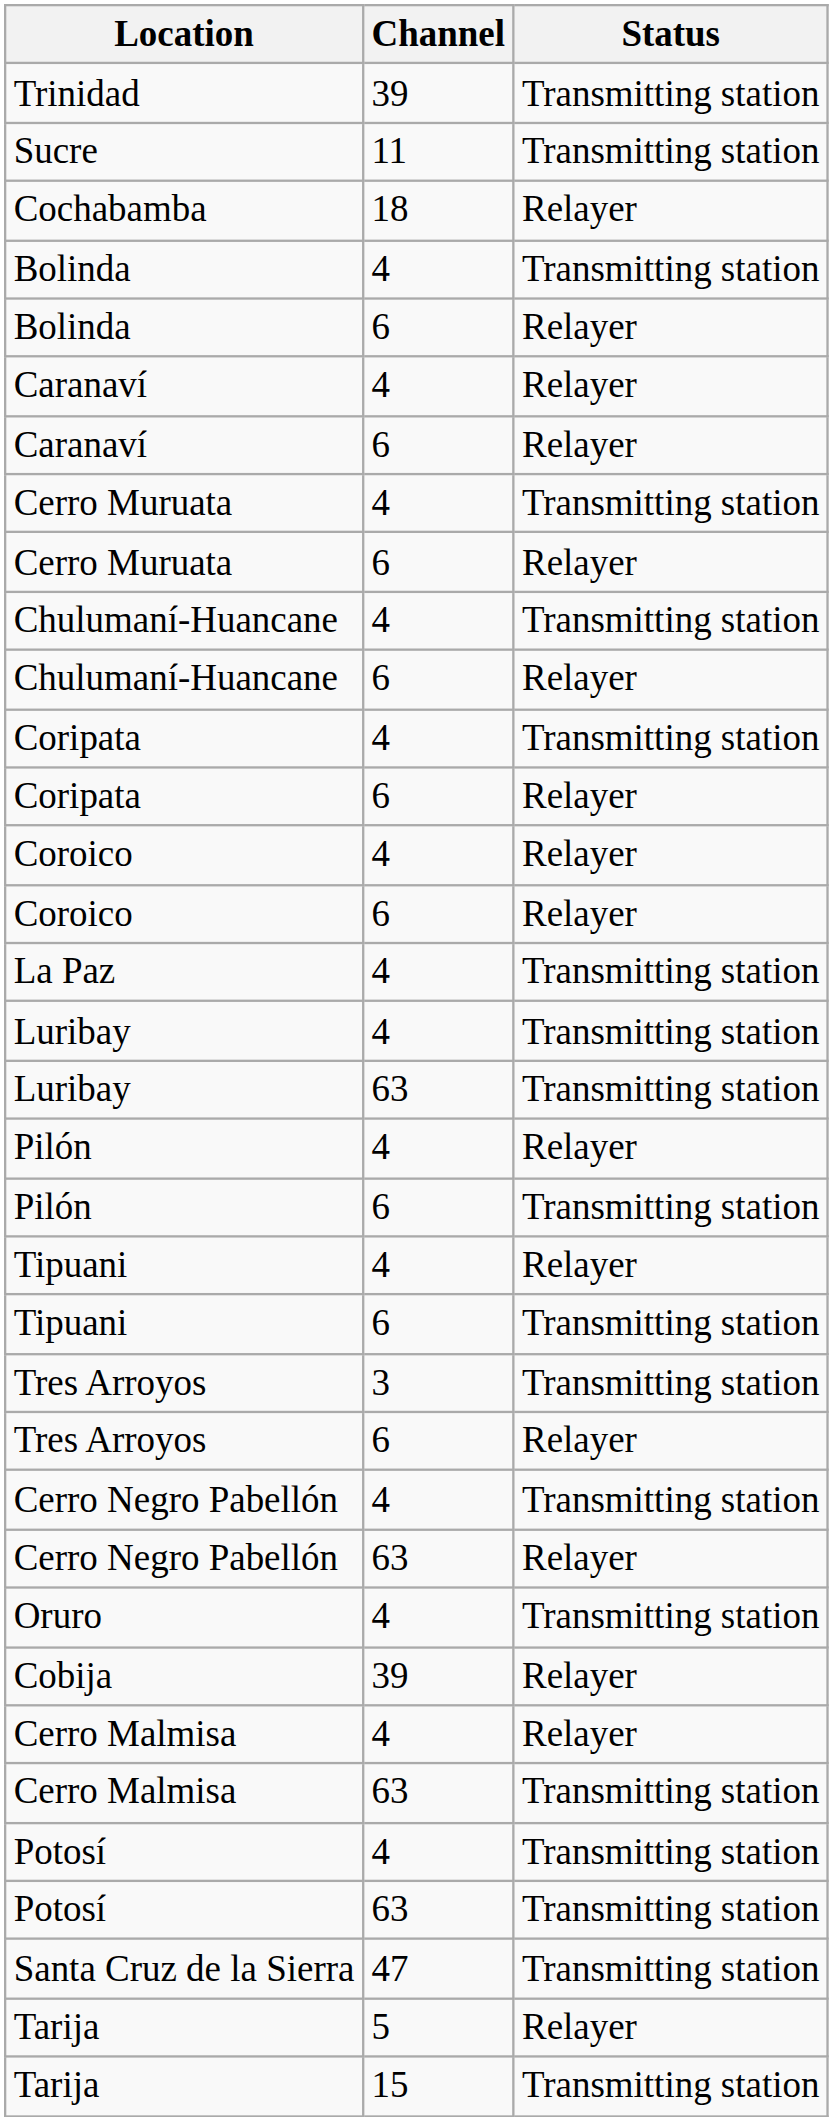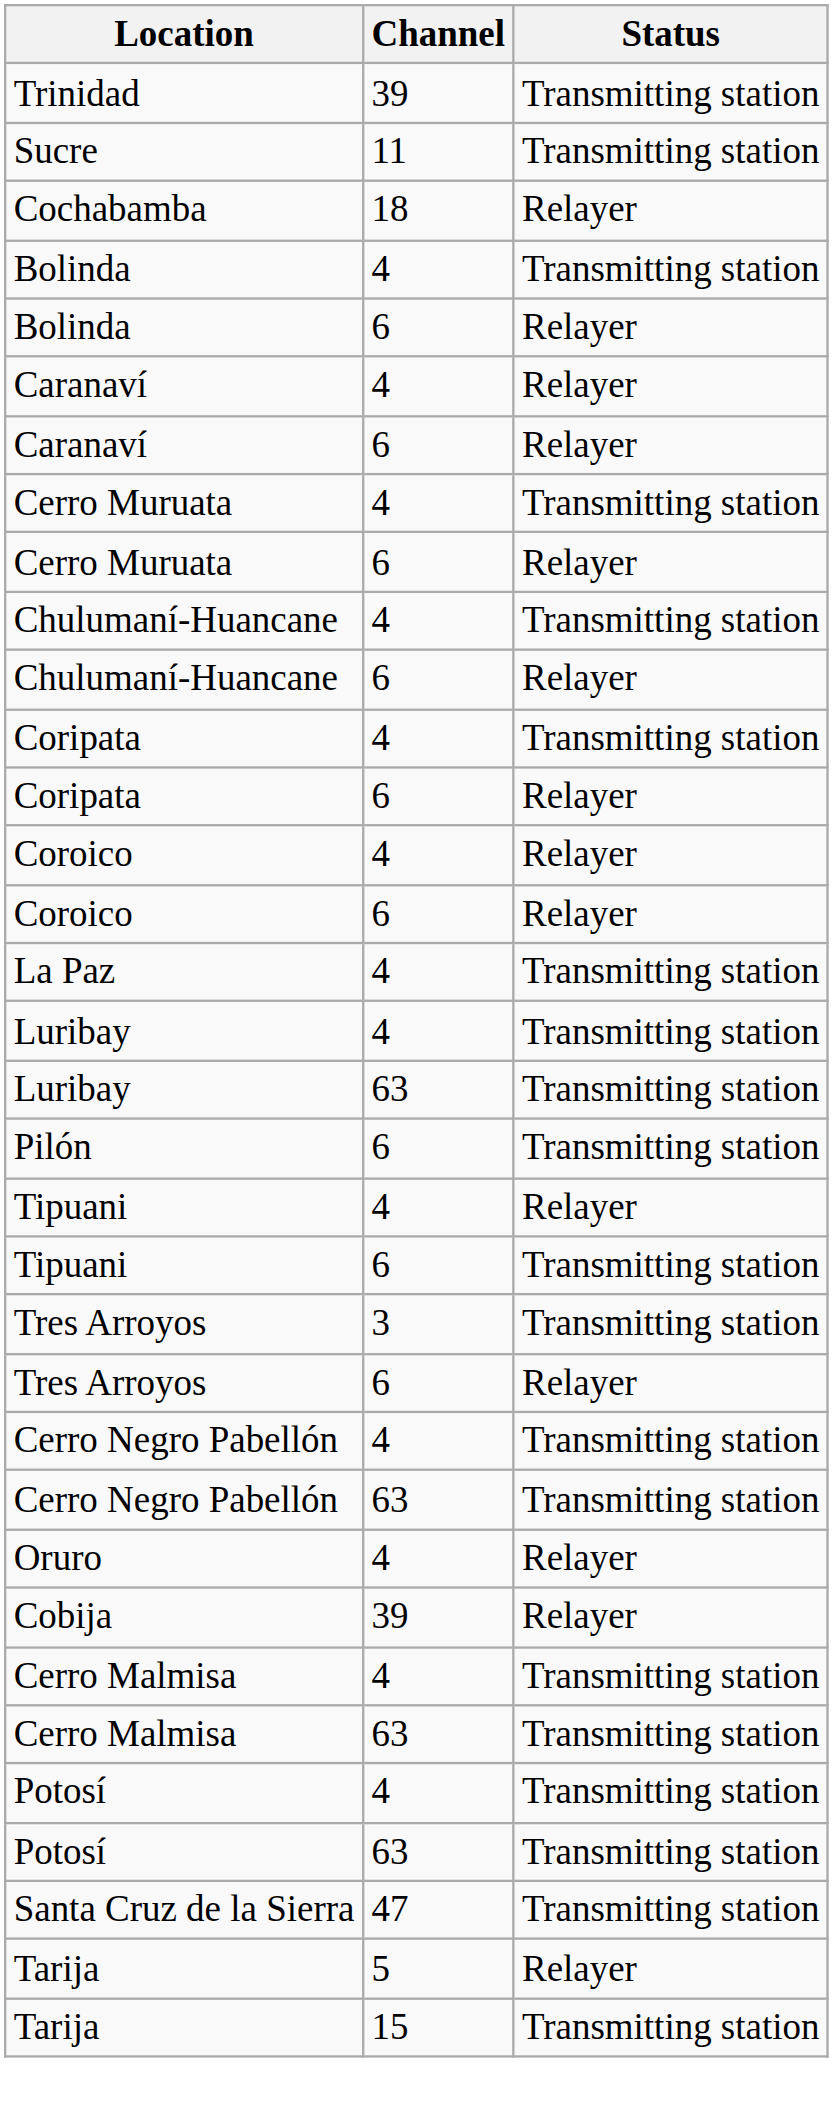- row: (53, 1147)
(579, 1557) Relayer -> (671, 1499) Transmitting station
(671, 1616) Transmitting station -> (579, 1557) Relayer
(579, 1733) Relayer -> (671, 1675) Transmitting station
